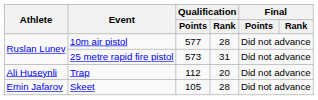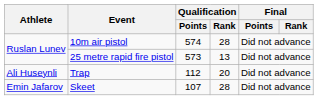(193, 42) 577 -> (193, 42) 574
(224, 57) 31 -> (224, 57) 13
(193, 88) 105 -> (193, 88) 107
